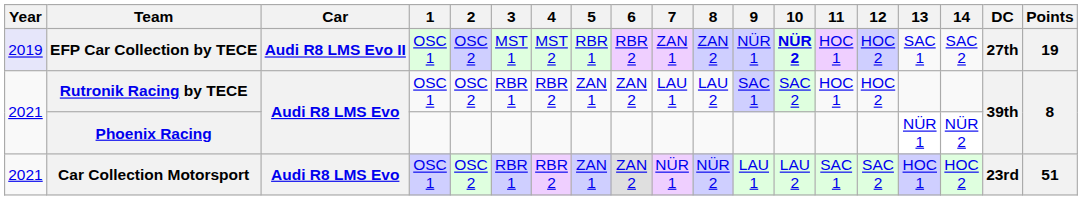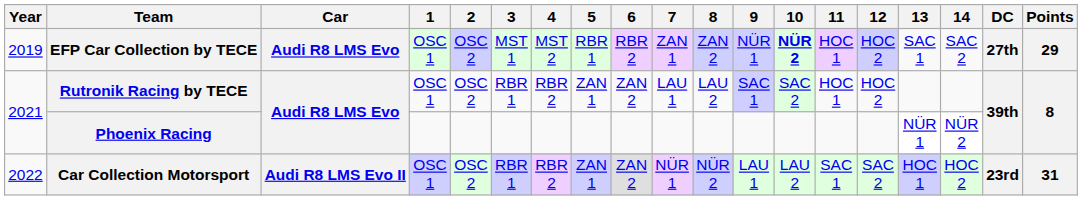(25, 49) lavender background -> (25, 49) no background
(335, 49) Audi R8 LMS Evo II -> (335, 49) Audi R8 LMS Evo
(1050, 49) 19 -> (1050, 49) 29
(25, 174) 2021 -> (25, 174) 2022
(335, 174) Audi R8 LMS Evo -> (335, 174) Audi R8 LMS Evo II
(1050, 174) 51 -> (1050, 174) 31
